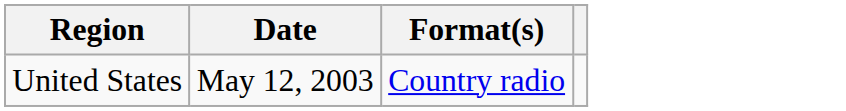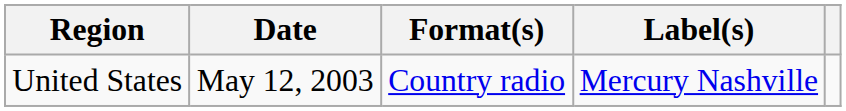+ column: (699, 29)
